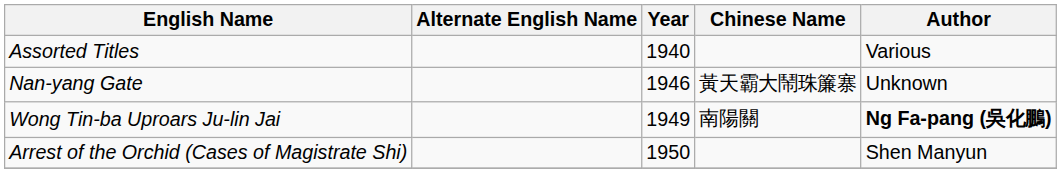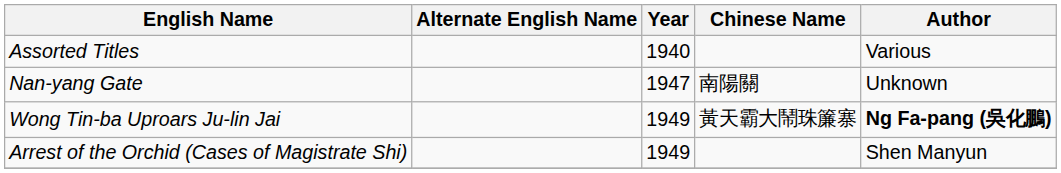(668, 84) 1946 -> (668, 84) 1947
(778, 83) 黃天霸大鬧珠簾寨 -> (729, 83) 南陽關
(729, 118) 南陽關 -> (778, 118) 黃天霸大鬧珠簾寨
(668, 152) 1950 -> (668, 152) 1949
